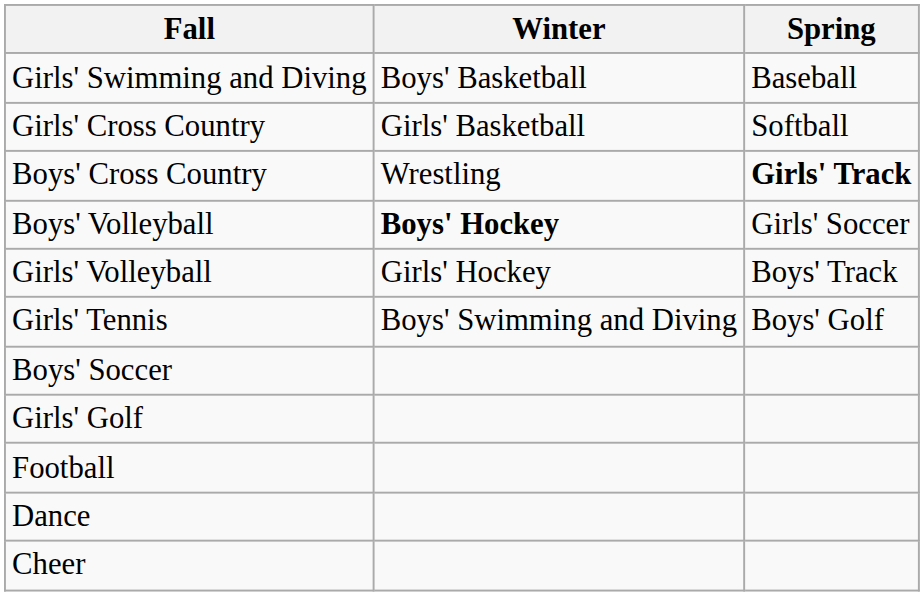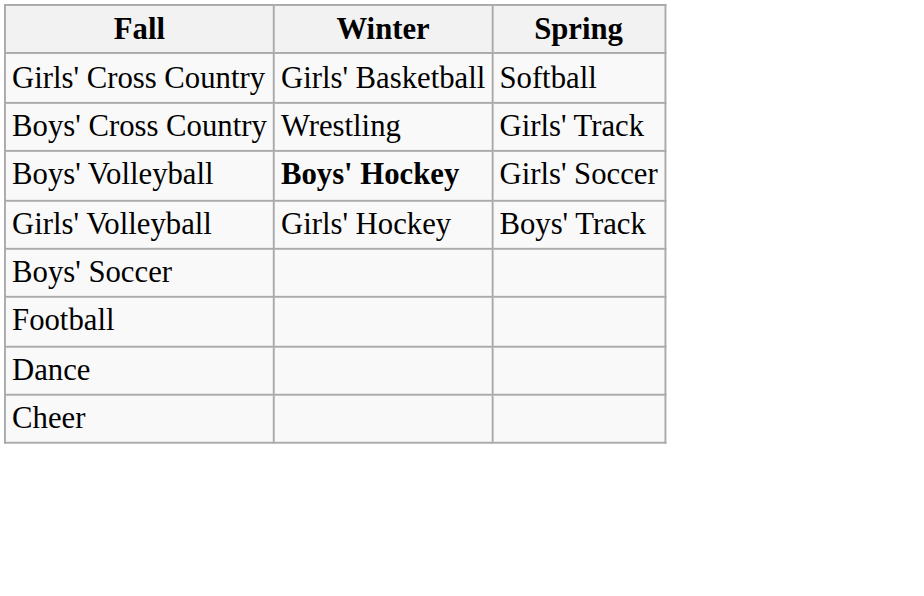- row: (189, 77)
(831, 175) bold -> (572, 126) normal
- row: (90, 321)
- row: (78, 418)
